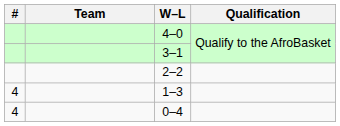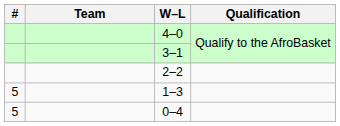(15, 92) 4 -> (15, 92) 5
(15, 111) 4 -> (15, 111) 5
